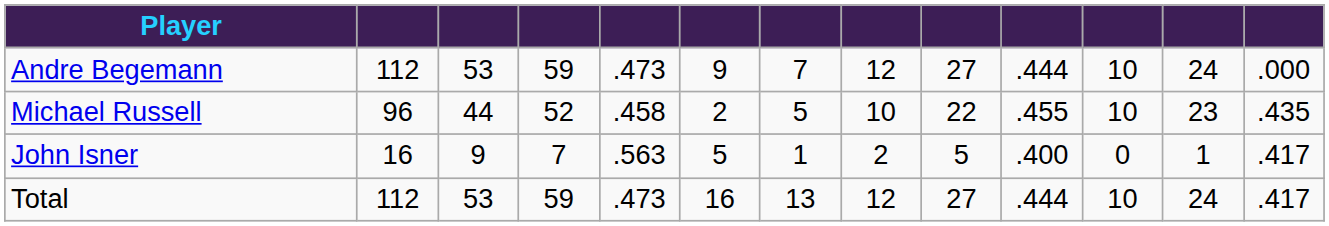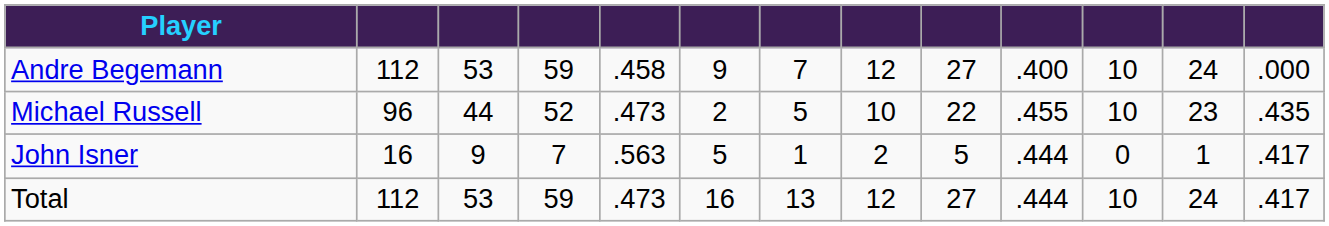(639, 69) .473 -> (639, 69) .458
(1042, 69) .444 -> (1042, 69) .400
(639, 112) .458 -> (639, 112) .473
(1042, 155) .400 -> (1042, 155) .444
